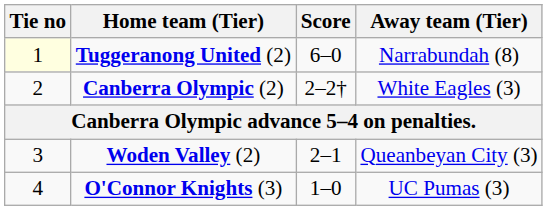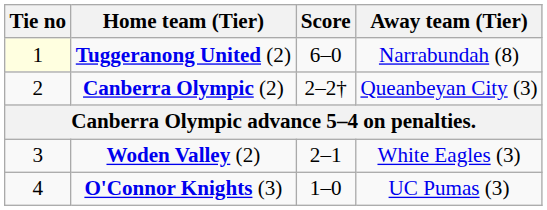(449, 88) White Eagles (3) -> (449, 88) Queanbeyan City (3)
(449, 155) Queanbeyan City (3) -> (449, 155) White Eagles (3)
